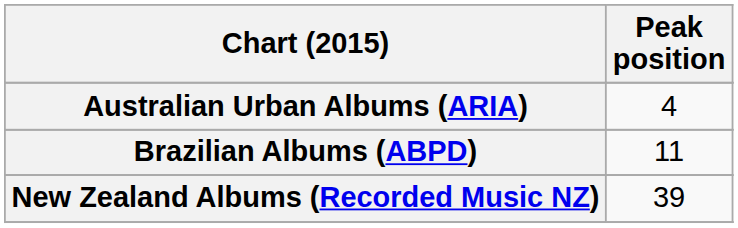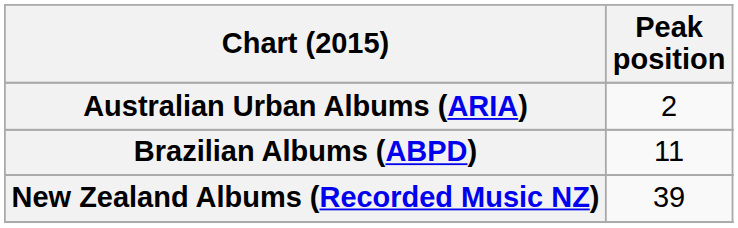(669, 105) 4 -> (669, 105) 2
